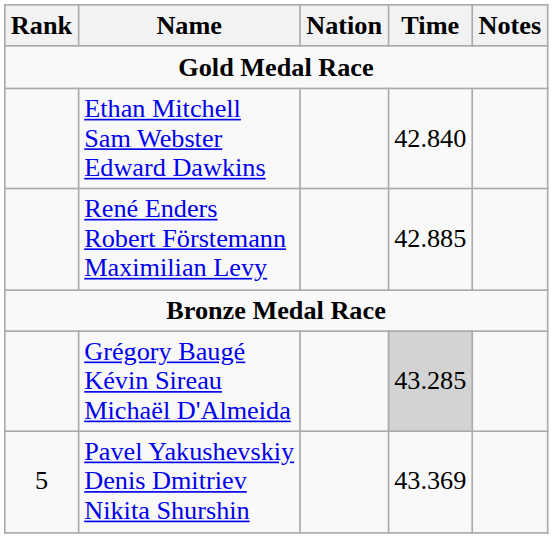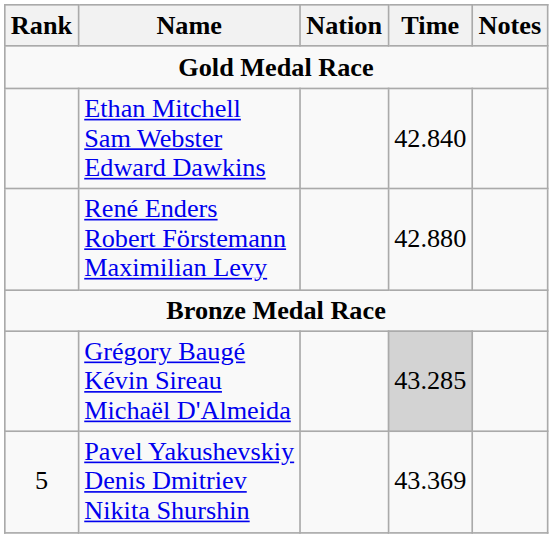(430, 238) 42.885 -> (430, 238) 42.880
